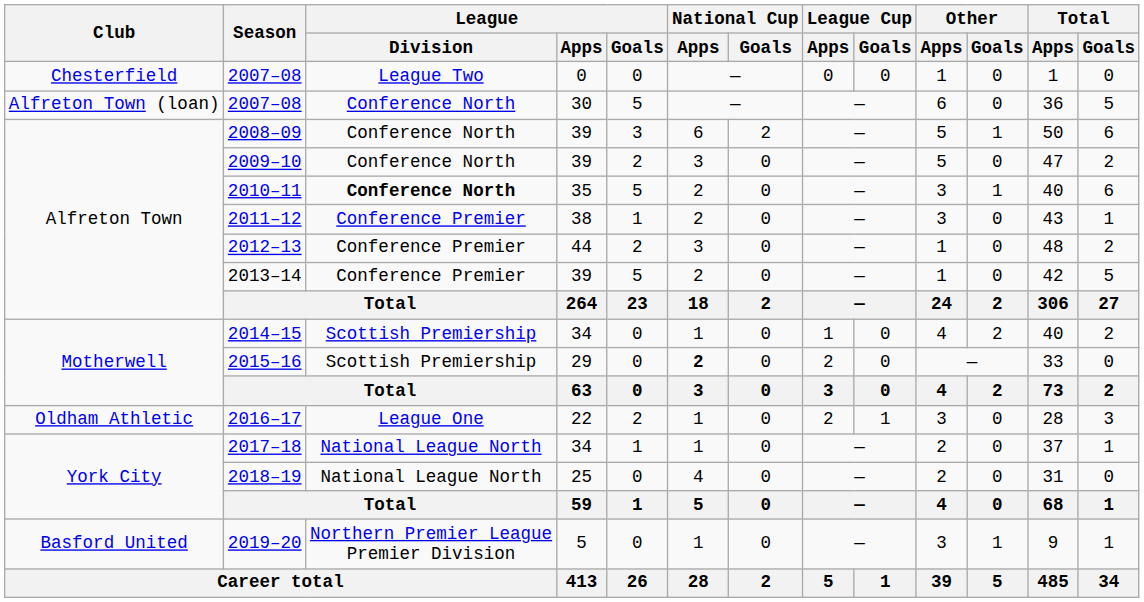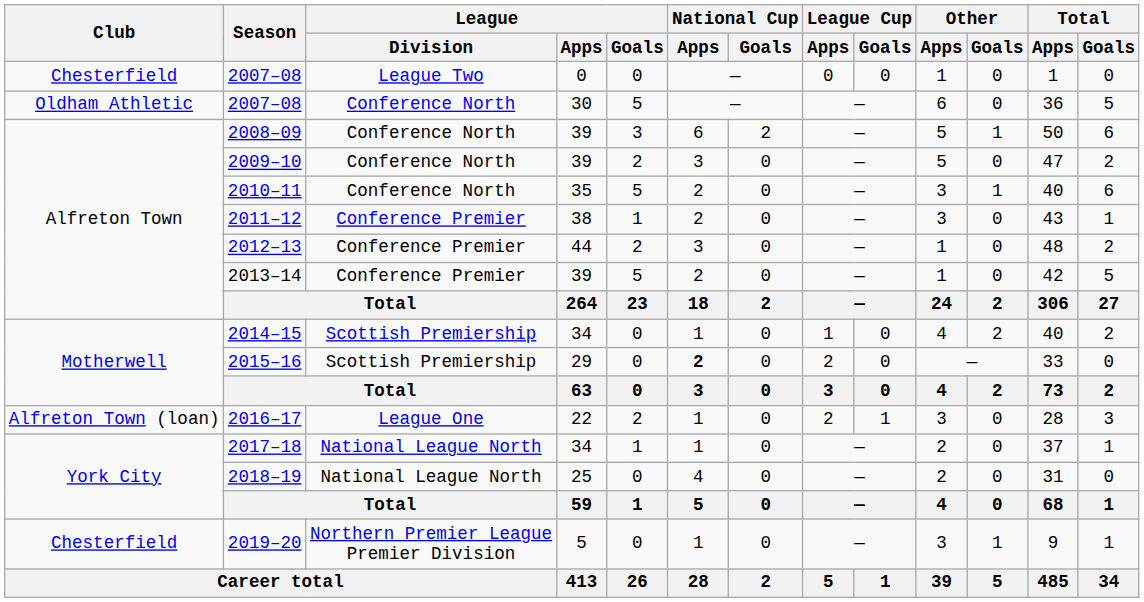(114, 105) Alfreton Town (loan) -> (114, 105) Oldham Athletic
(431, 191) bold -> (431, 191) normal
(114, 419) Oldham Athletic -> (114, 419) Alfreton Town (loan)
(114, 544) Basford United -> (114, 544) Chesterfield
